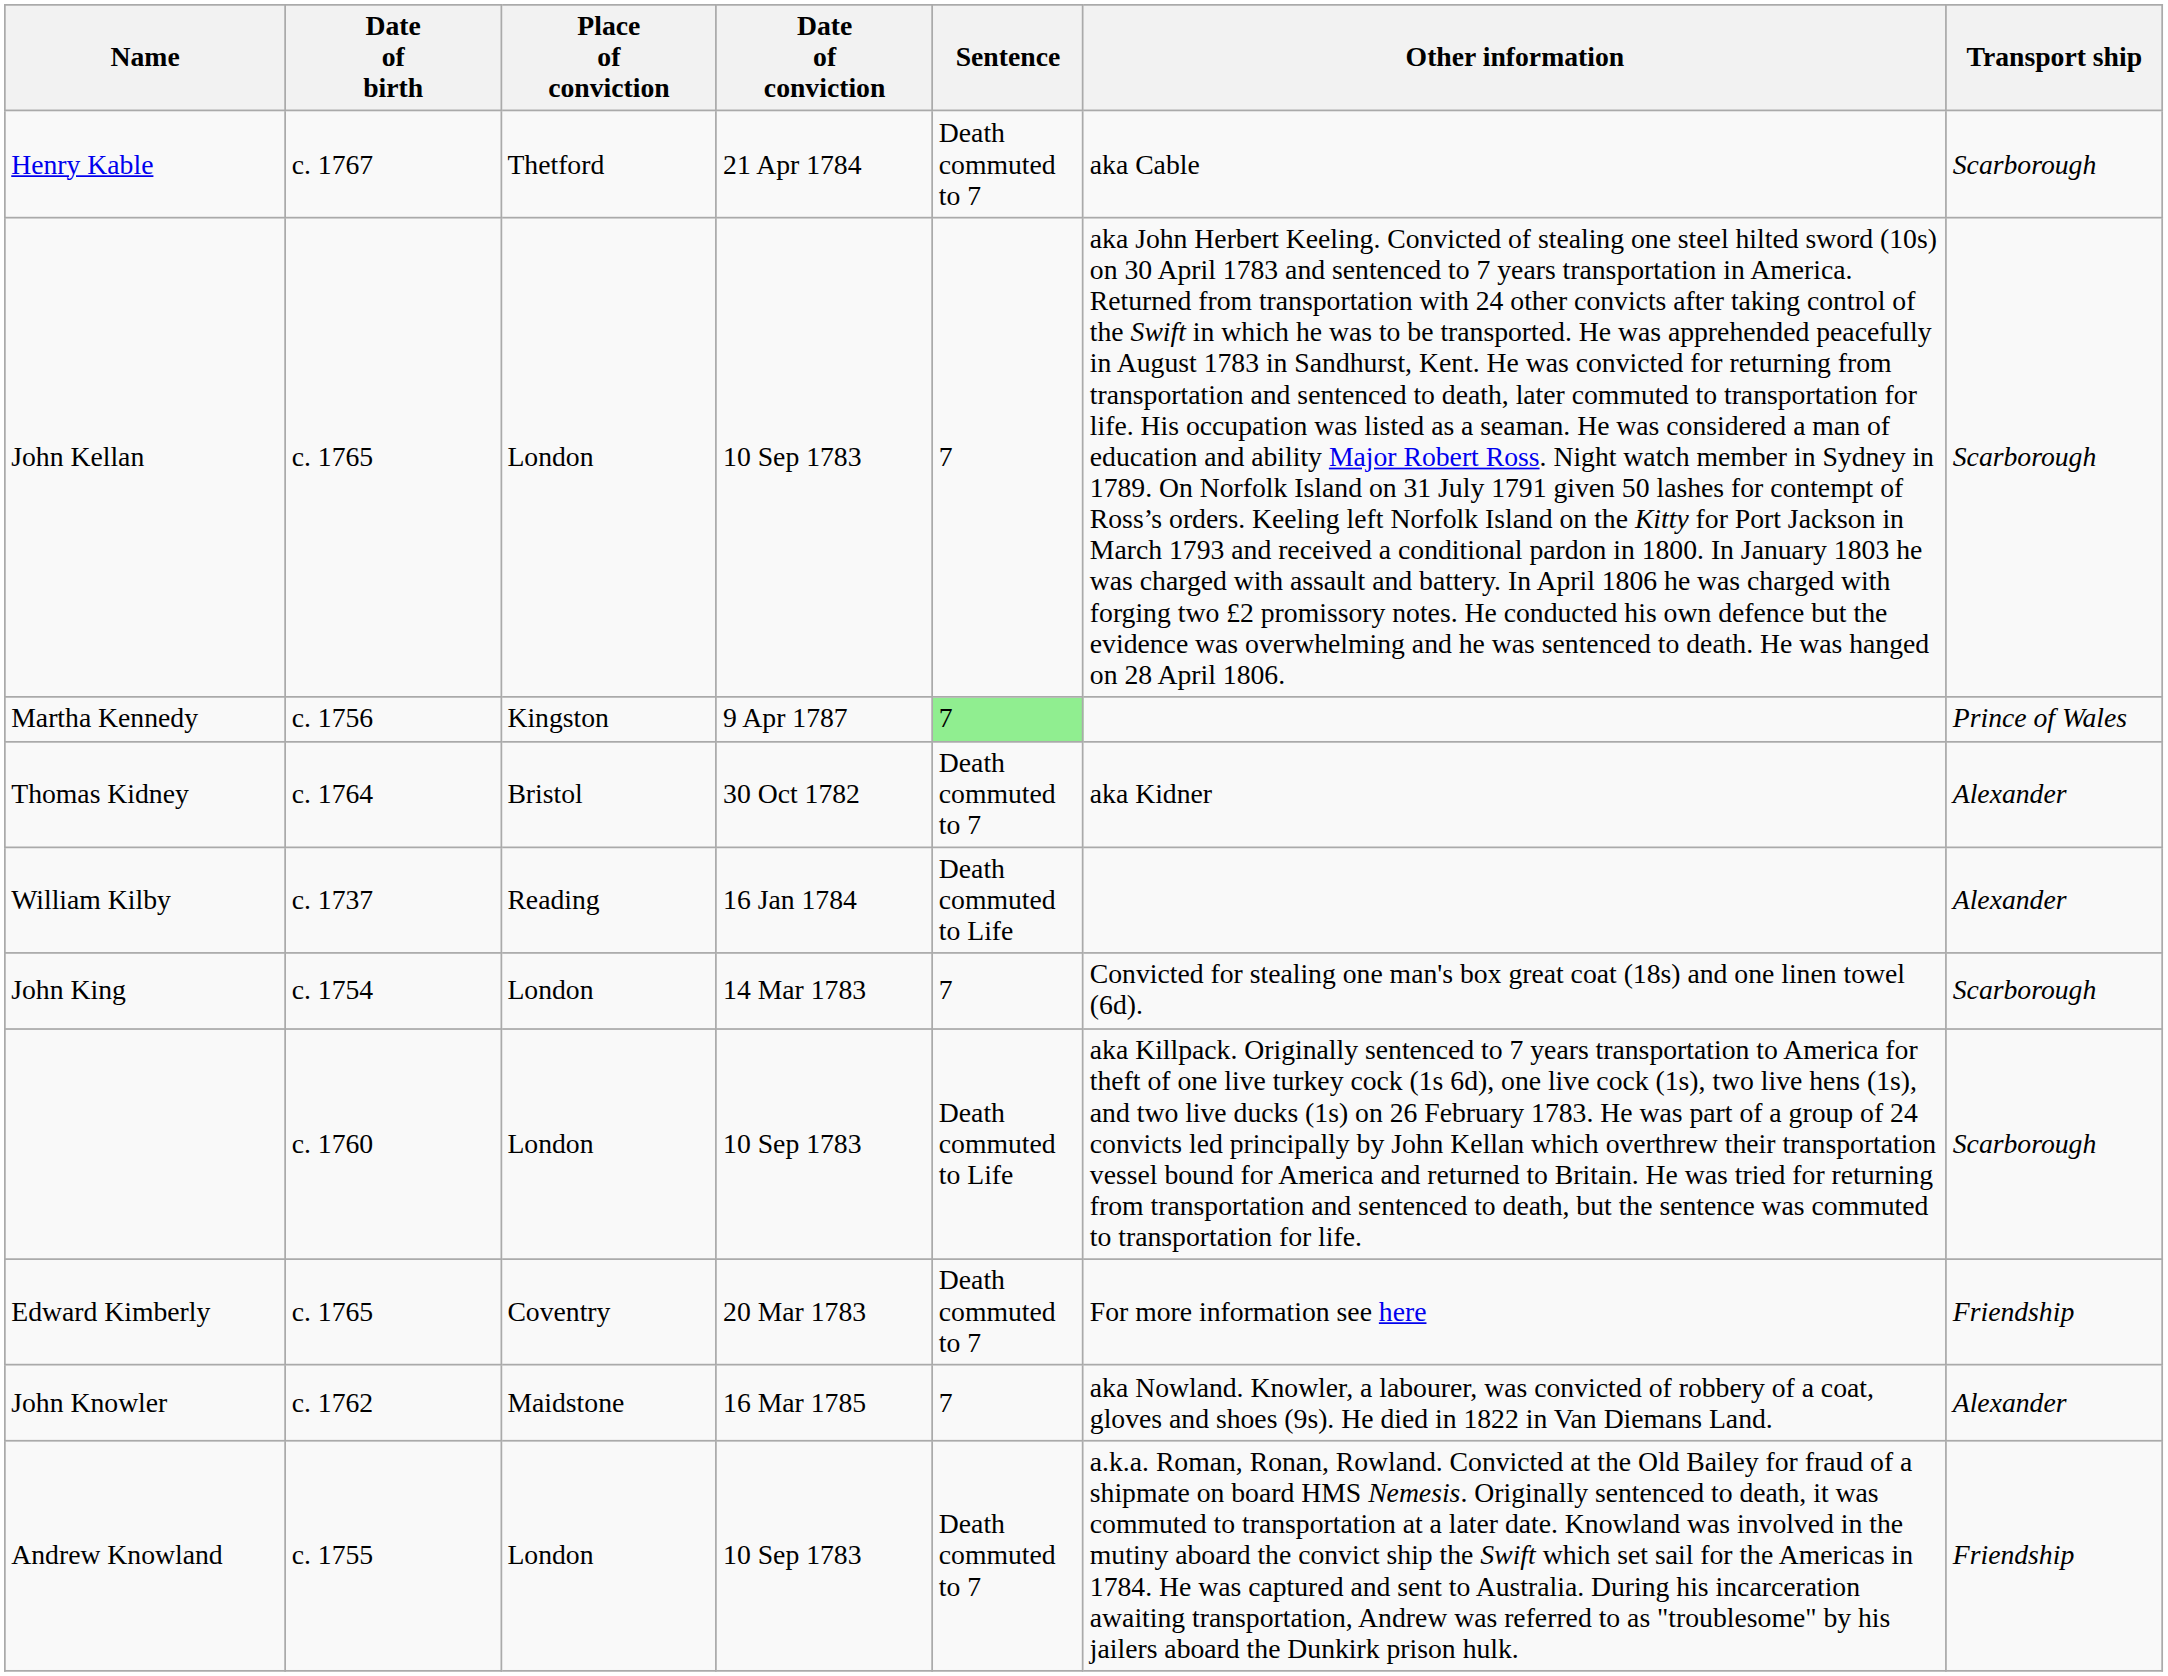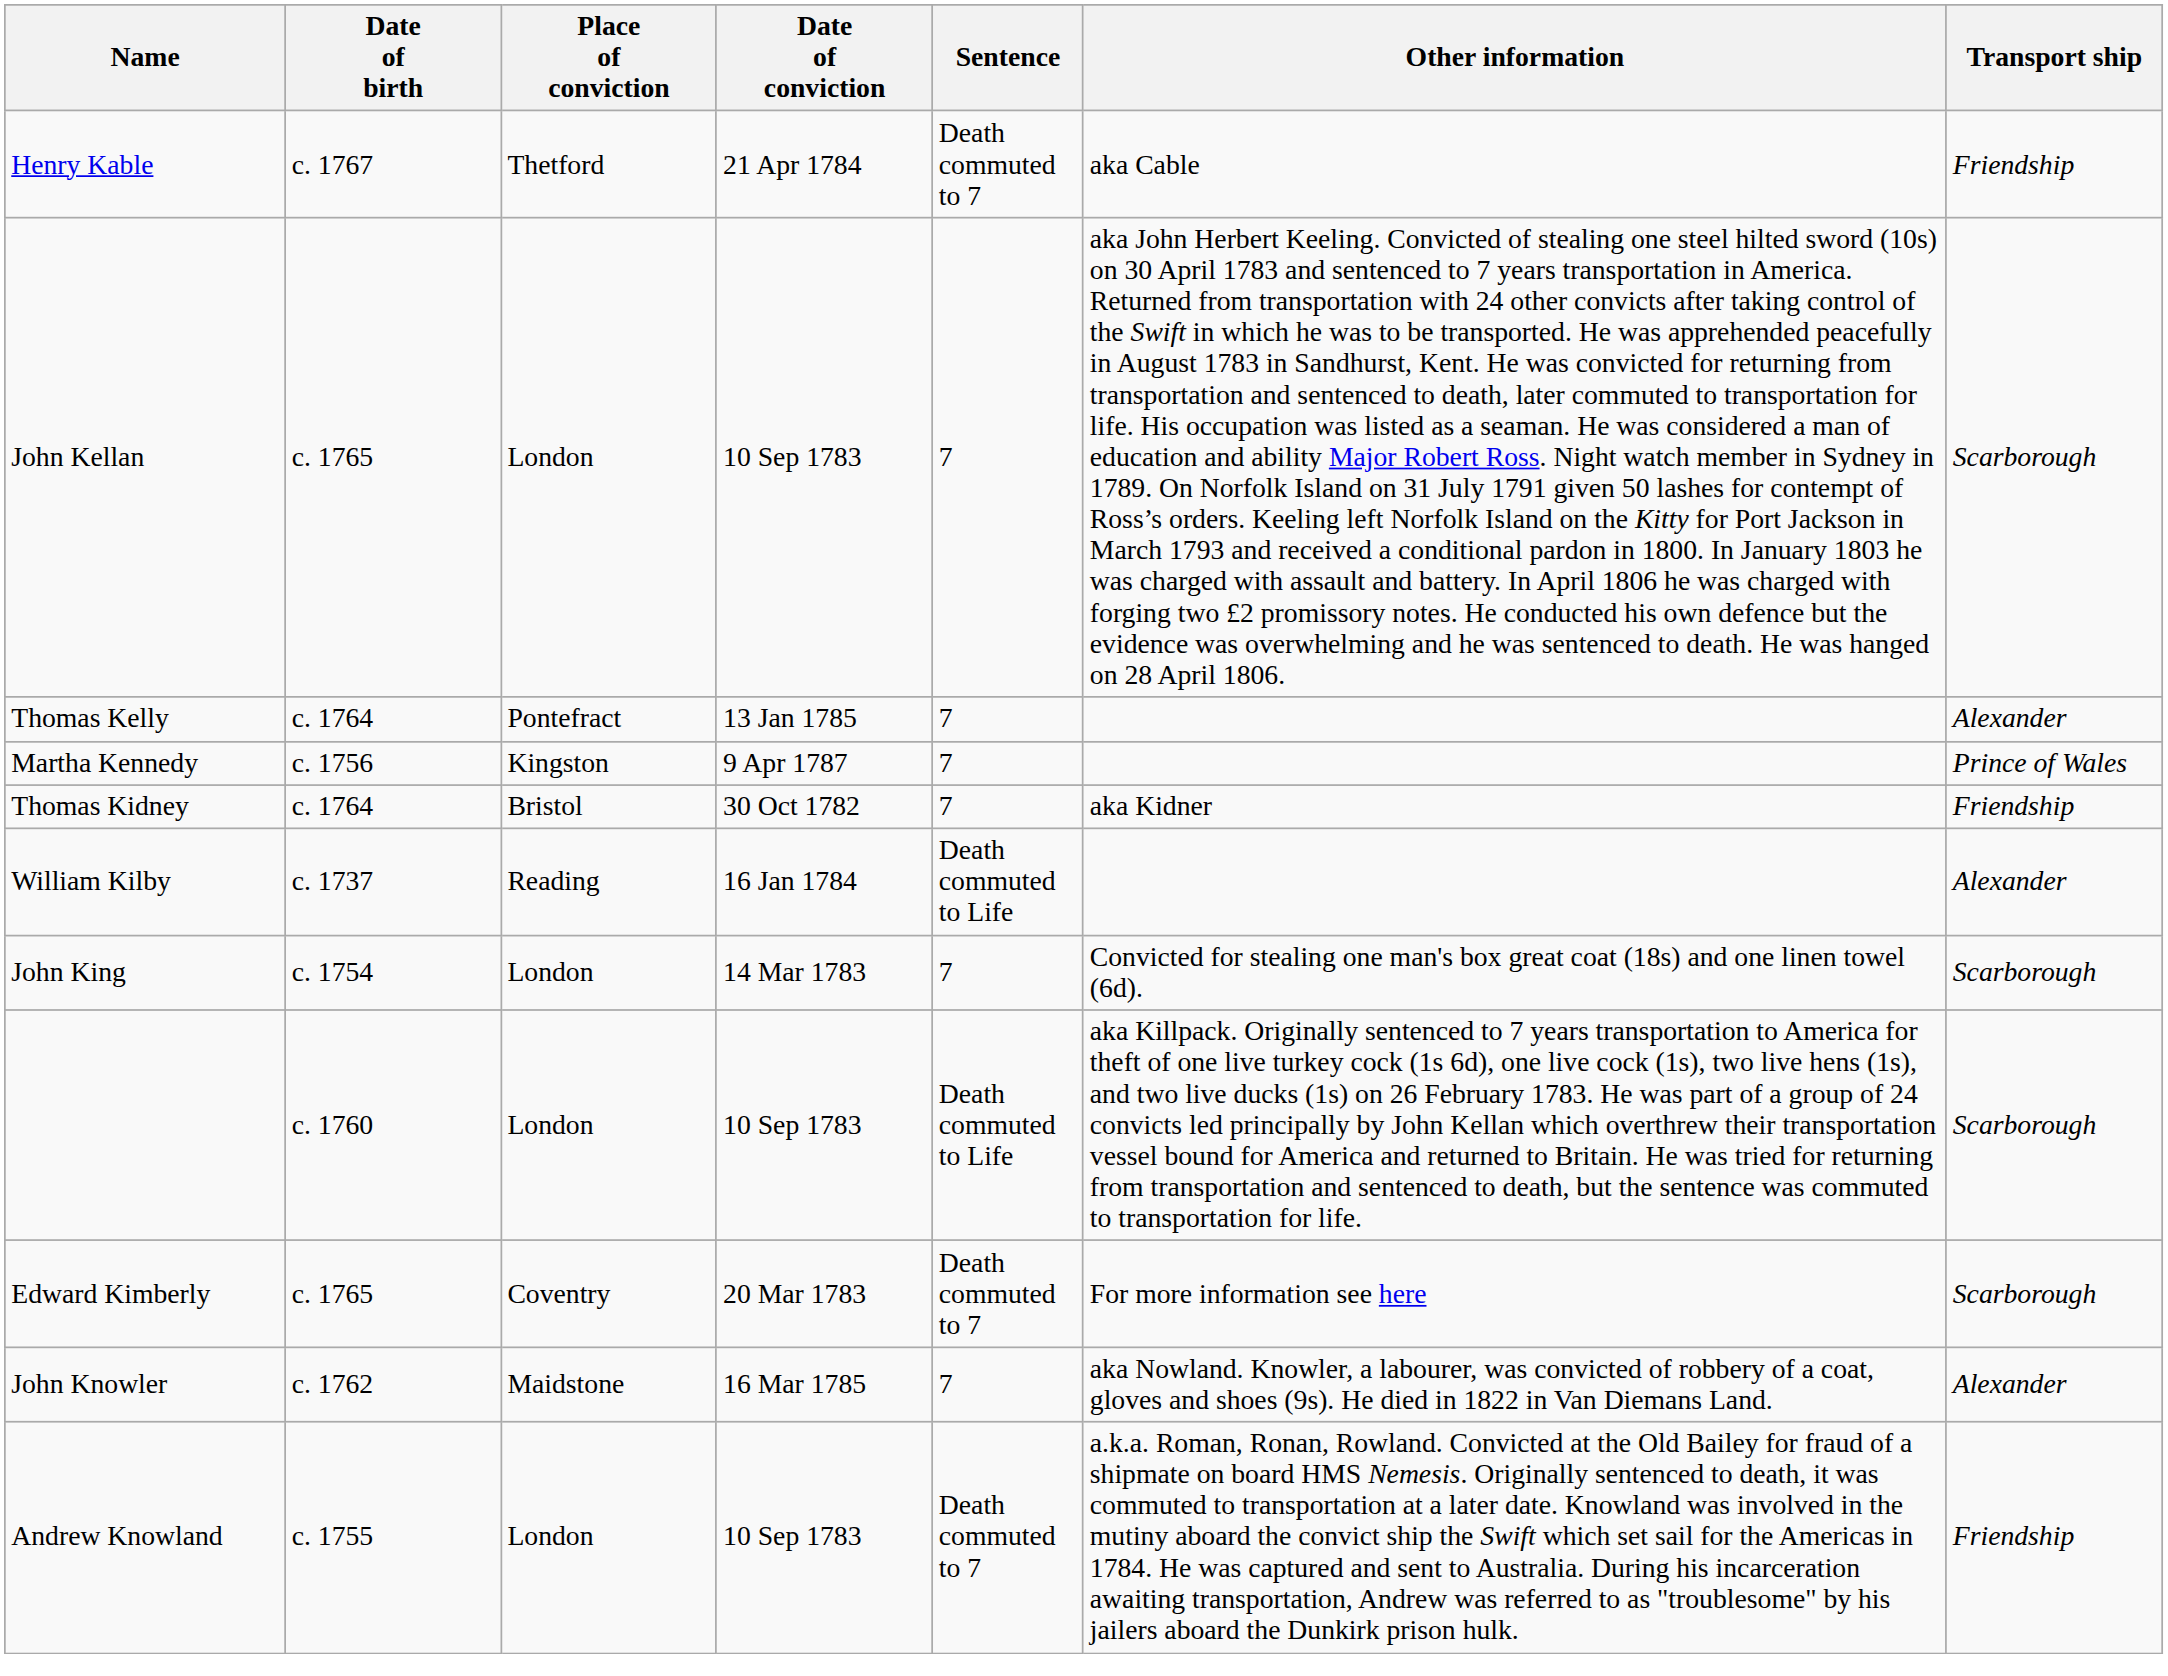(2025, 163) Scarborough -> (2014, 163) Friendship
+ row: (90, 718)
(946, 718) lightgreen background -> (946, 762) no background
(997, 793) Death commuted to 7 -> (946, 806) 7
(2010, 793) Alexander -> (2014, 806) Friendship
(2014, 1311) Friendship -> (2025, 1293) Scarborough
